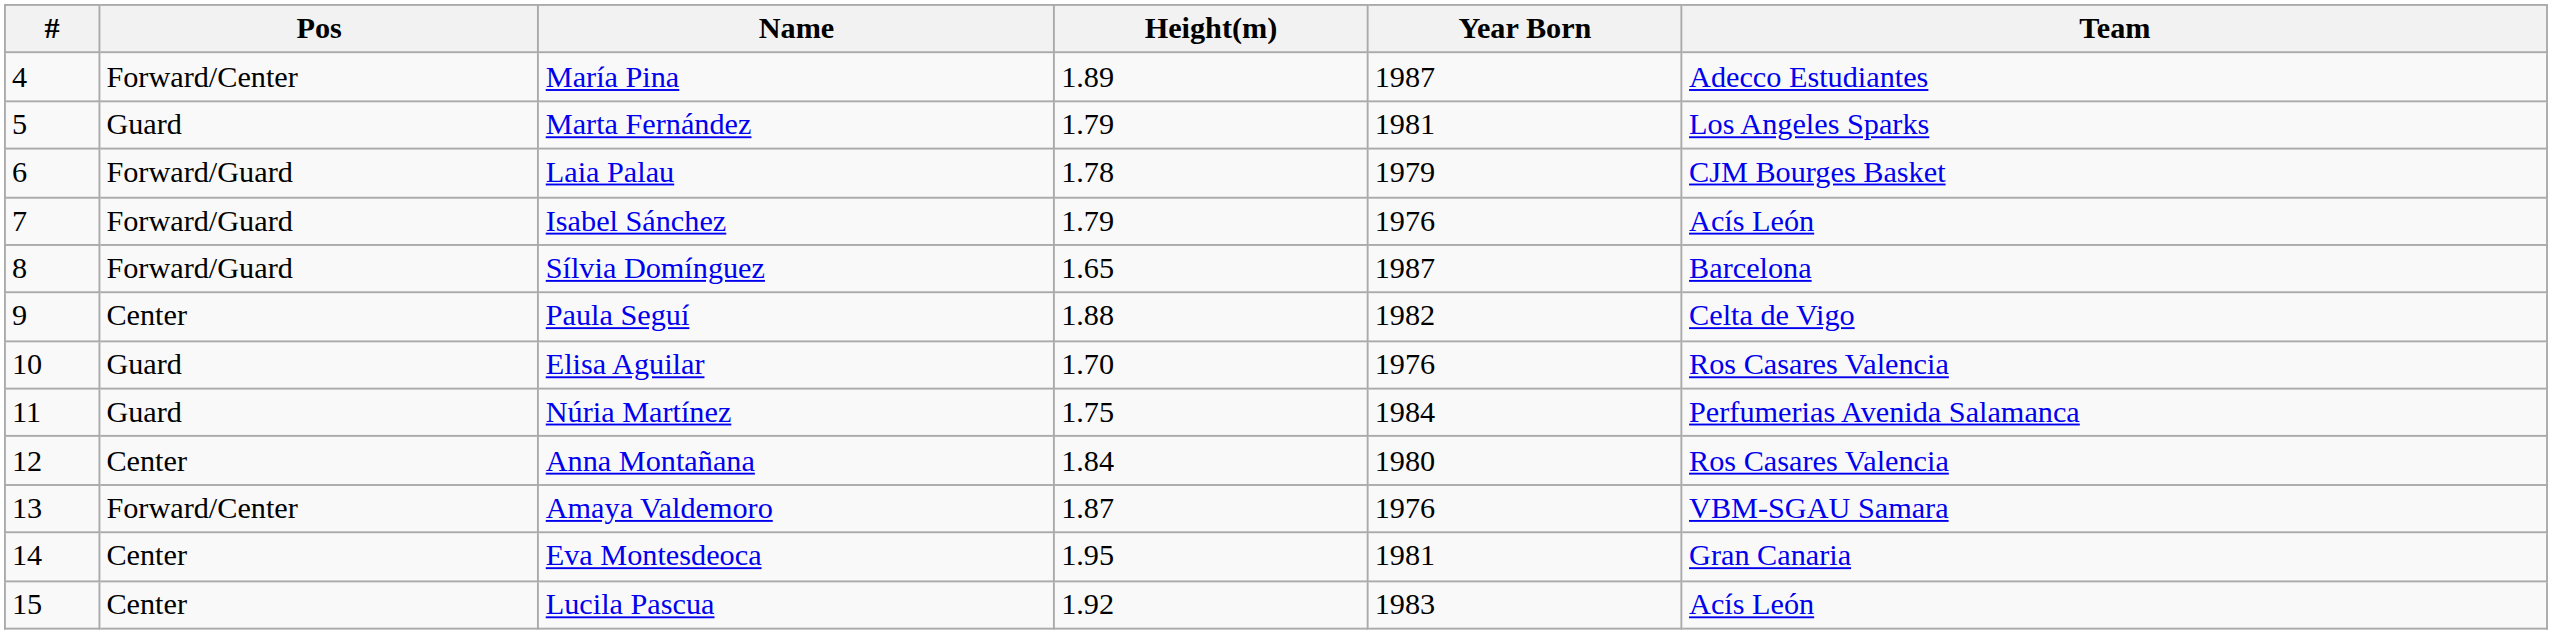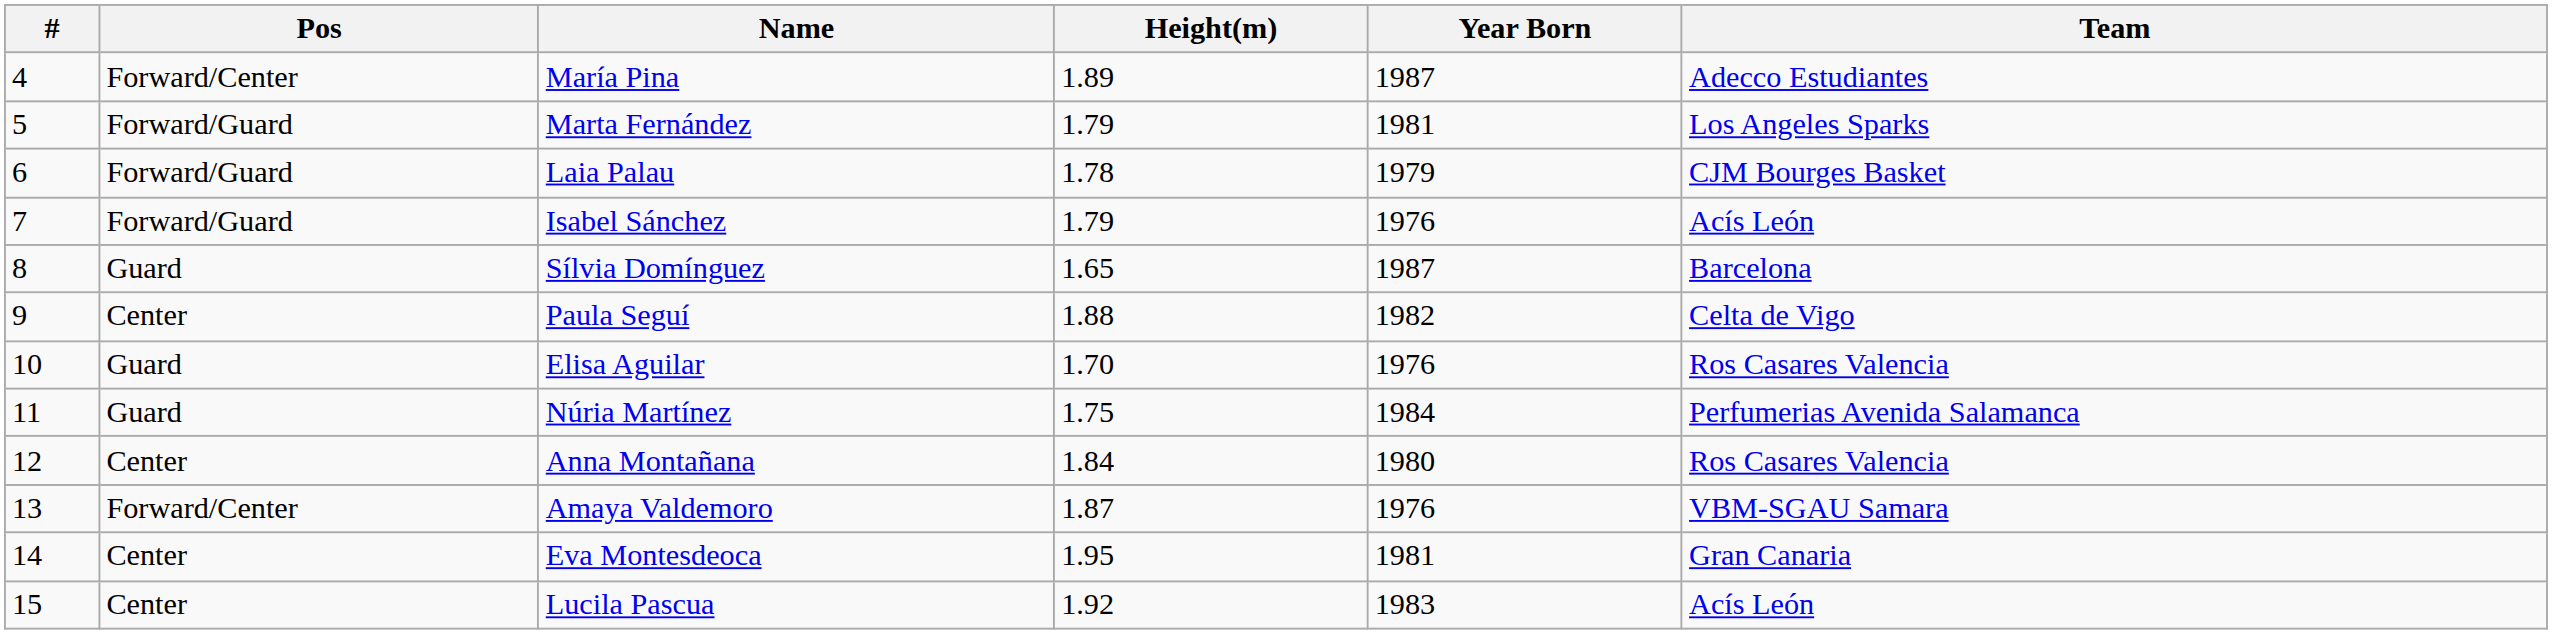(144, 124) Guard -> (200, 124) Forward/Guard
(200, 268) Forward/Guard -> (144, 268) Guard
